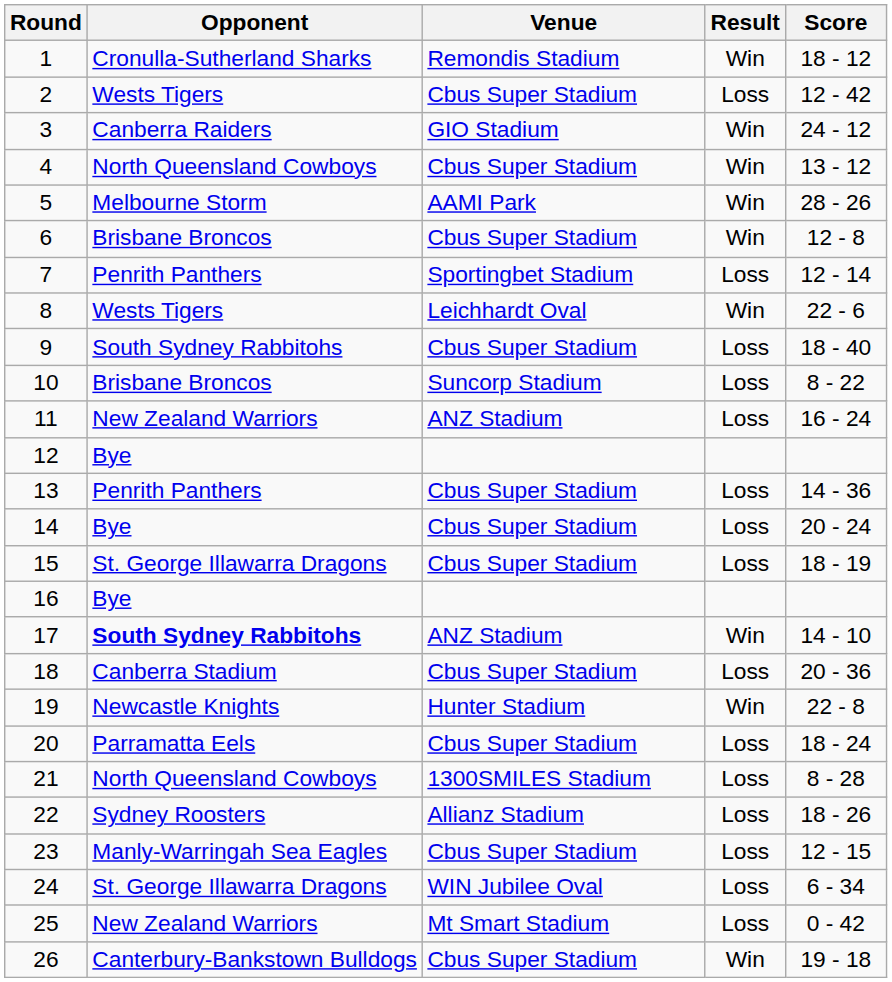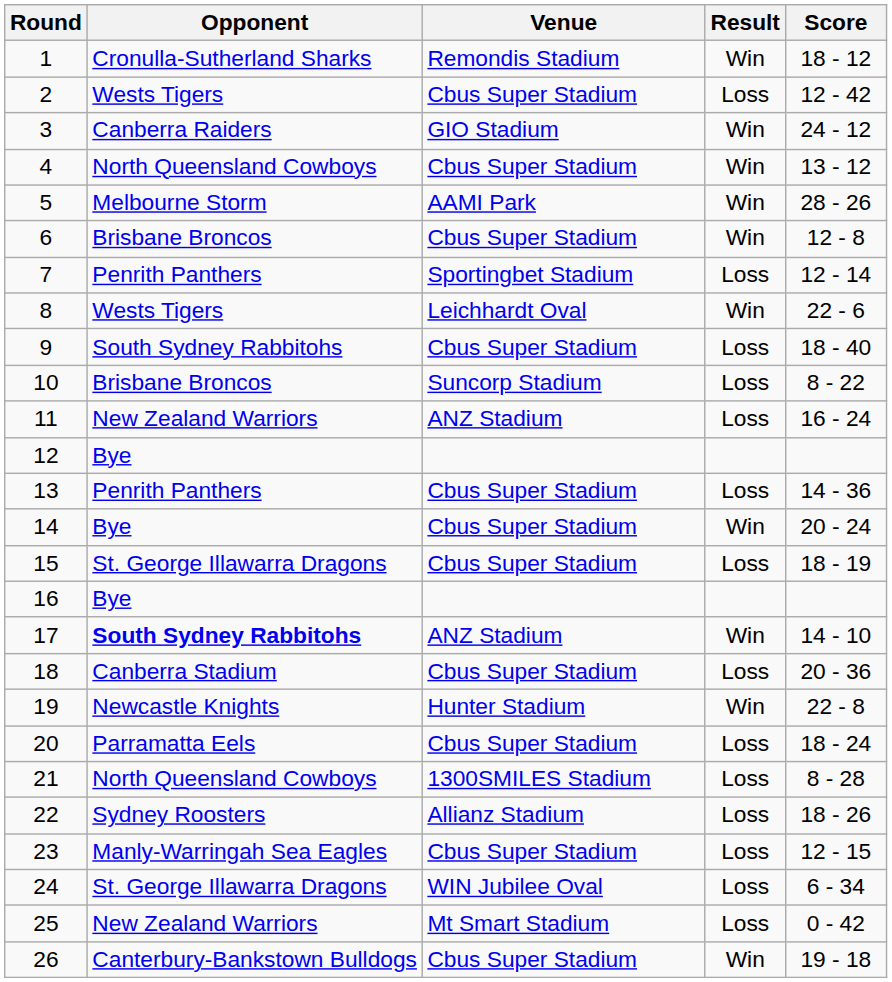(745, 526) Loss -> (745, 526) Win
